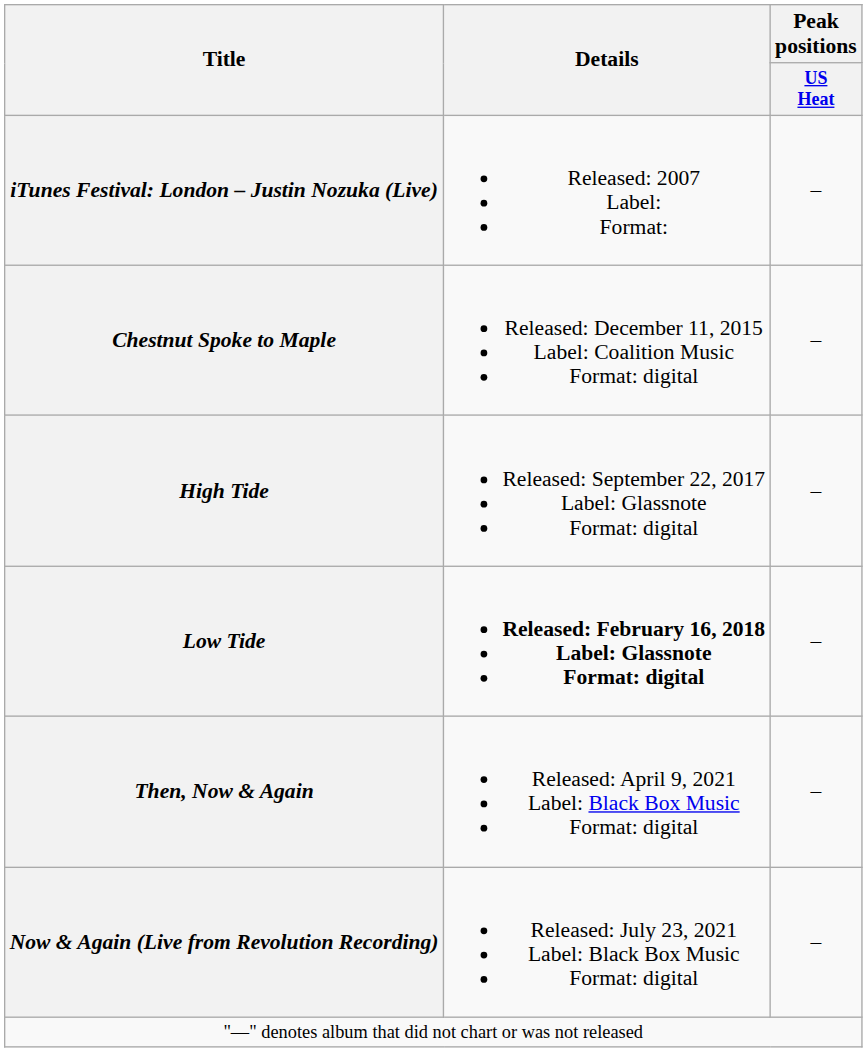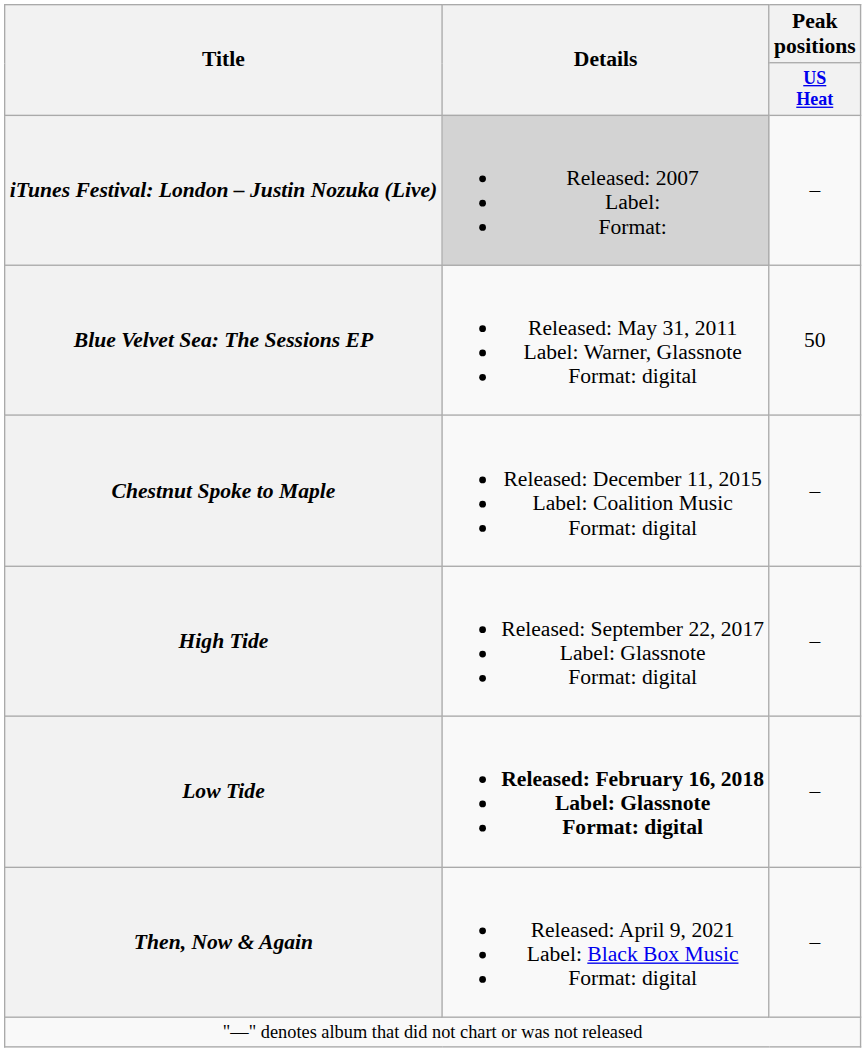(607, 202) no background -> (606, 202) lightgrey background
+ row: (223, 340)
- row: (224, 941)
